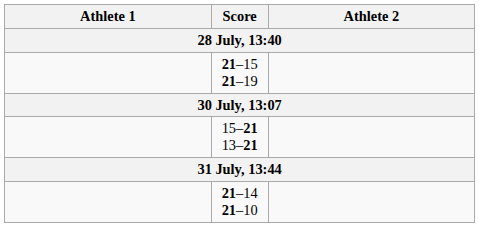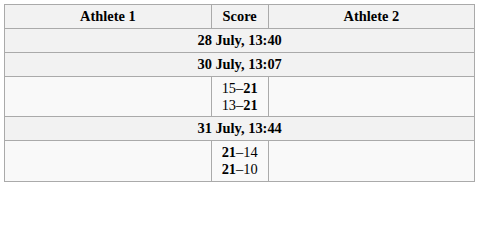- row: (240, 72)
